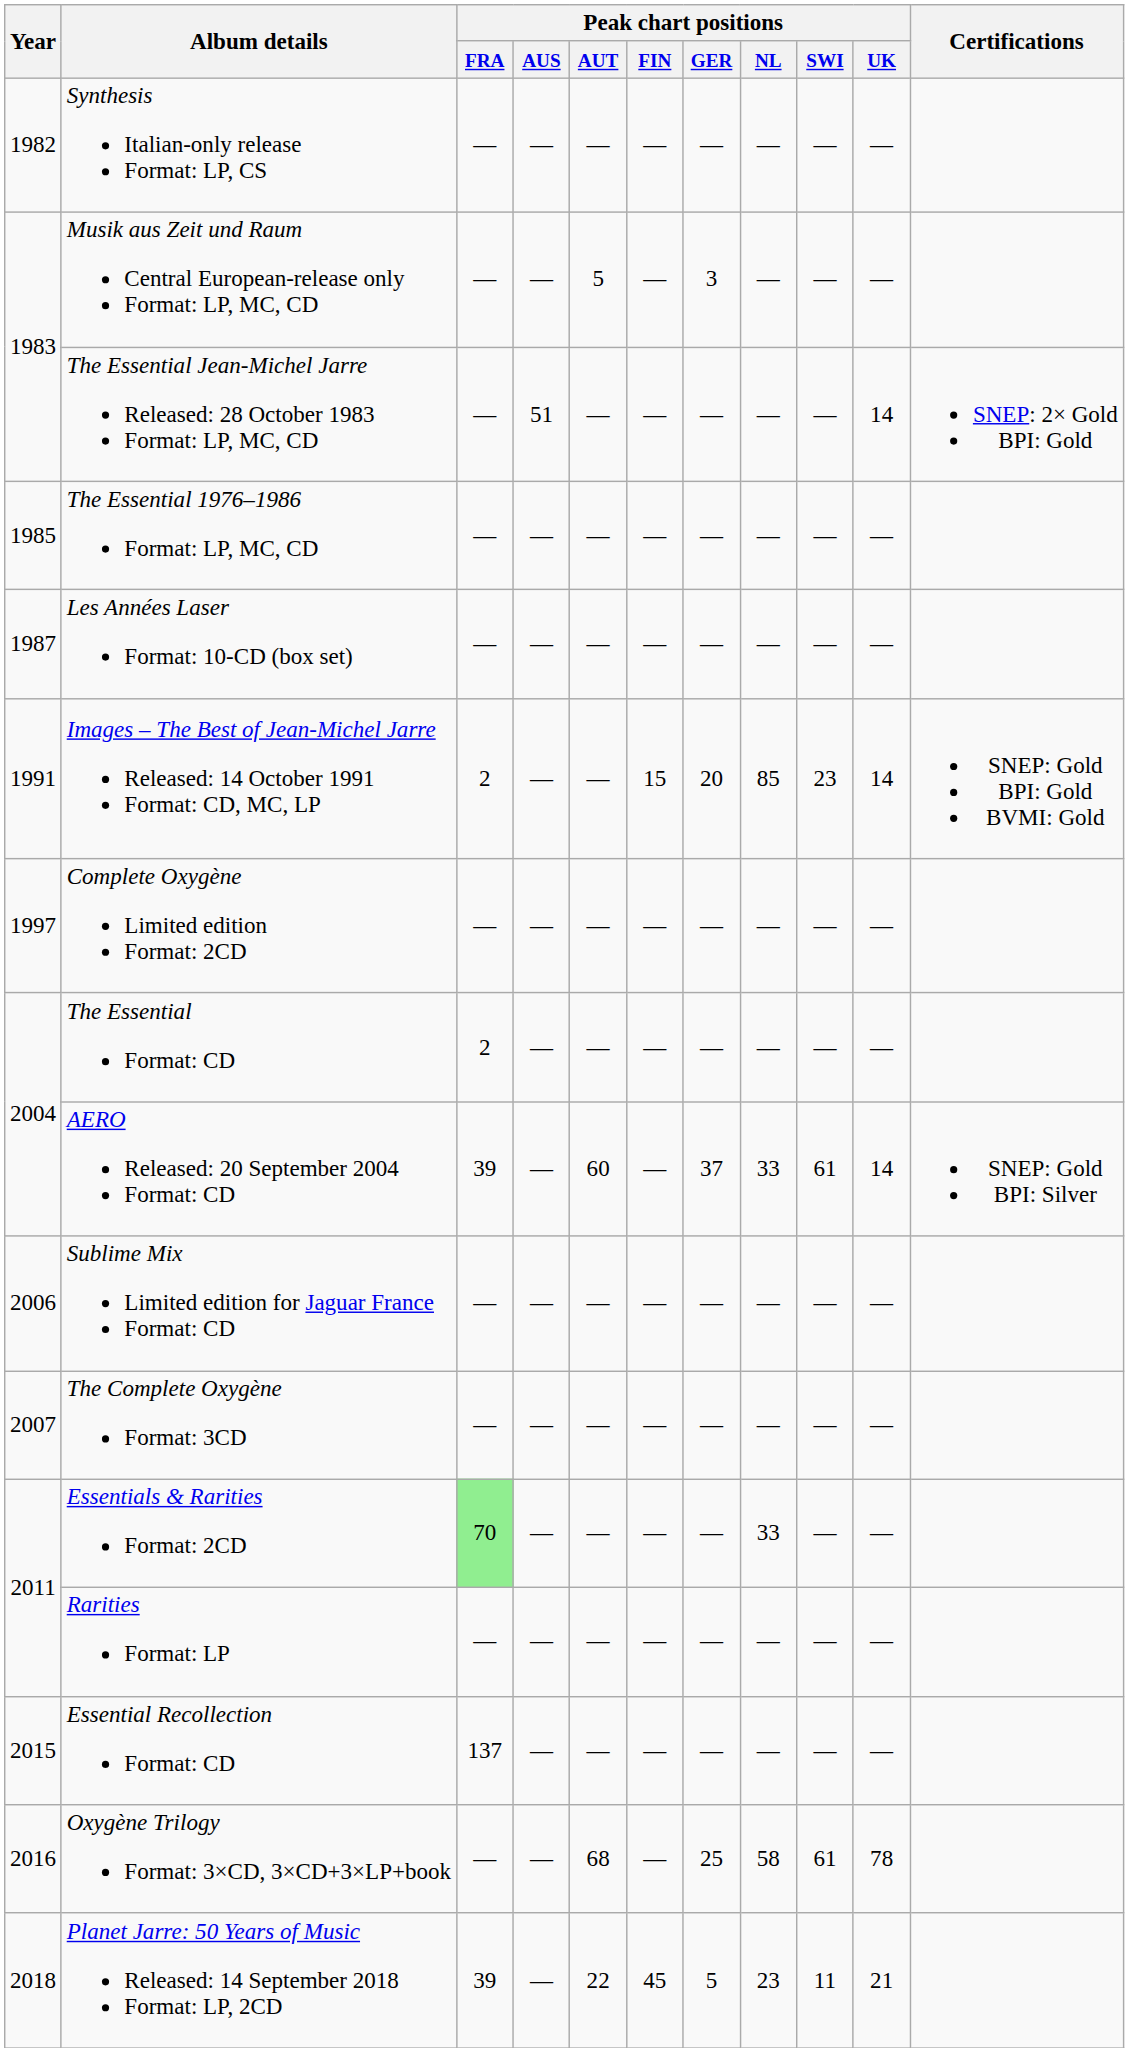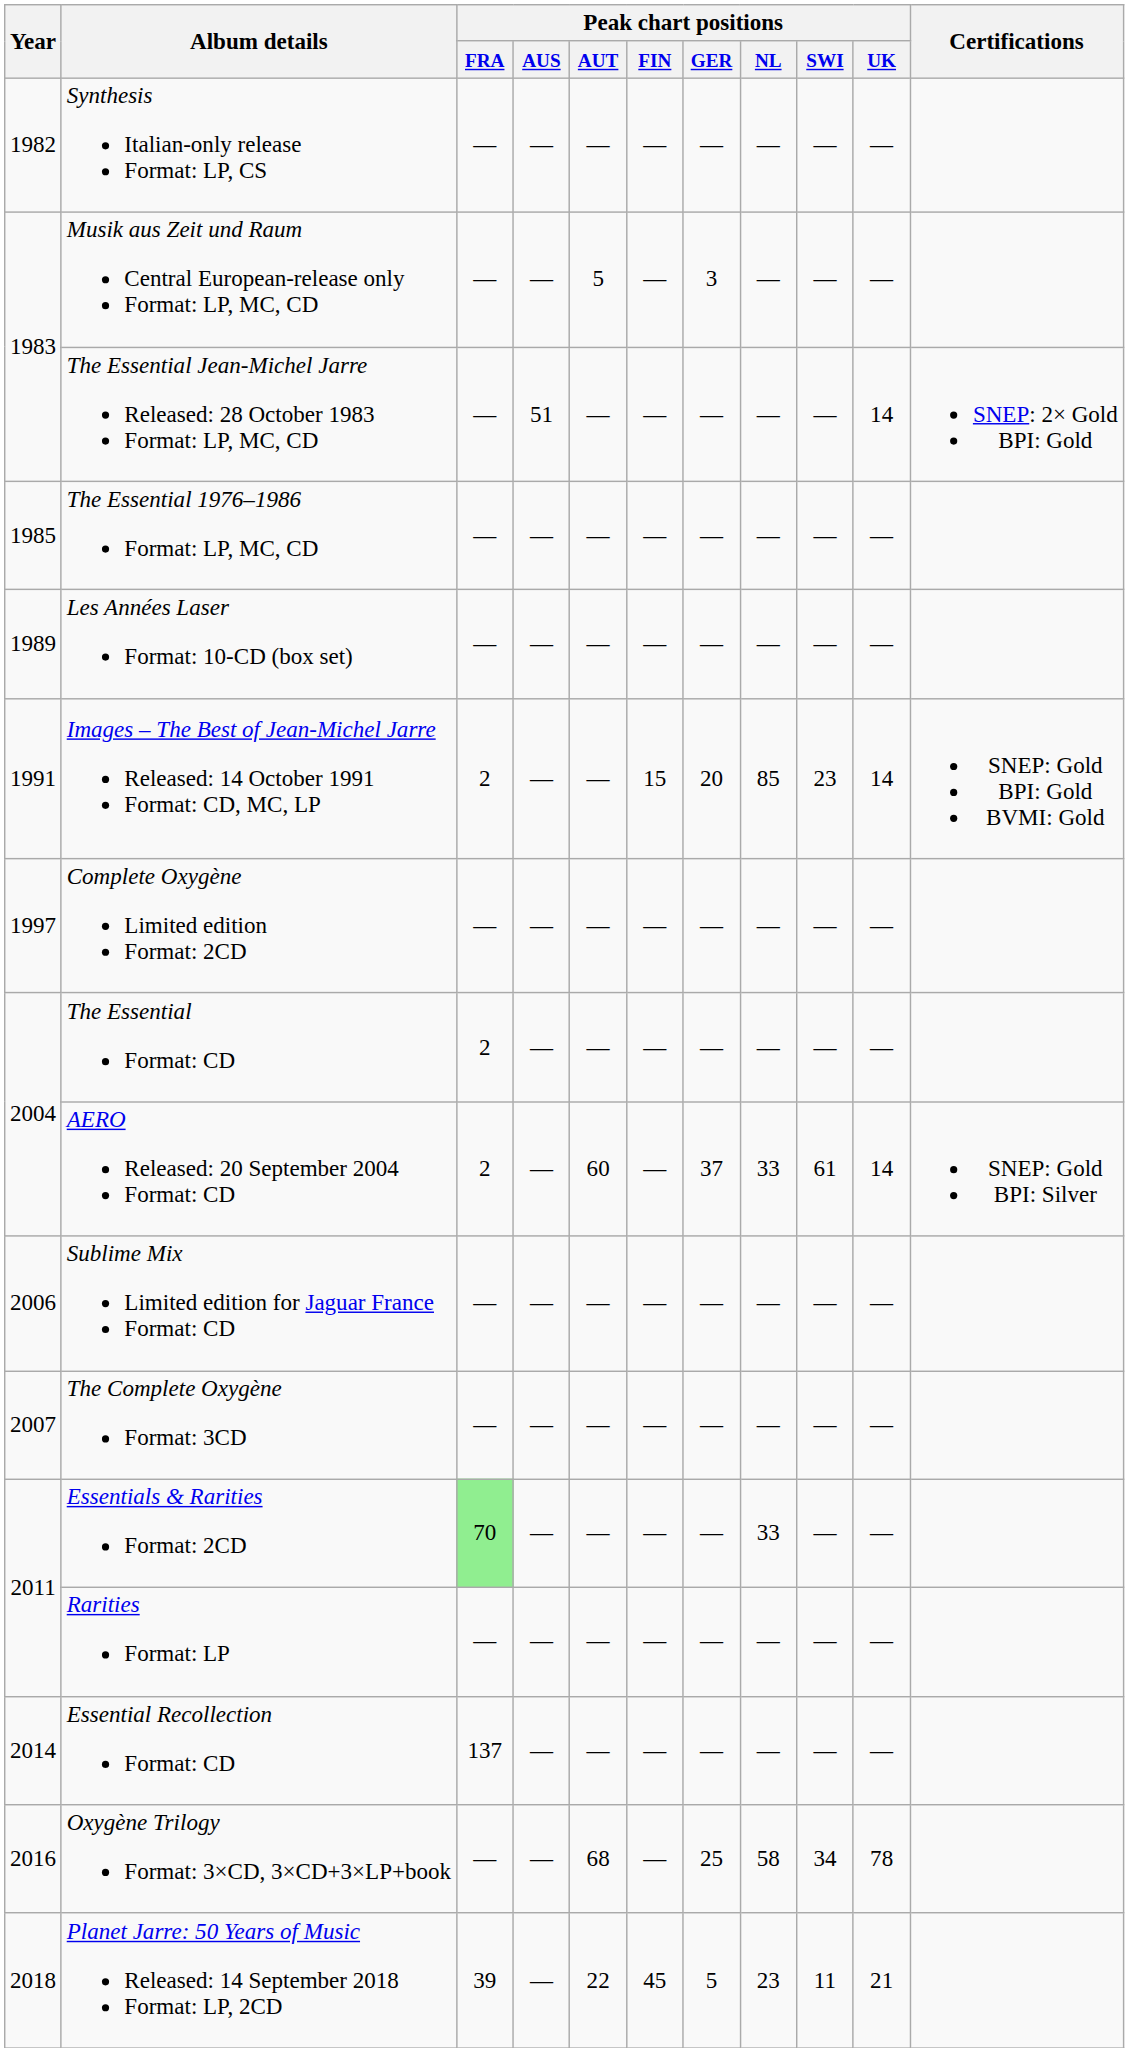(33, 643) 1987 -> (33, 643) 1989
(485, 1168) 39 -> (485, 1168) 2
(33, 1750) 2015 -> (33, 1750) 2014
(825, 1858) 61 -> (825, 1858) 34
